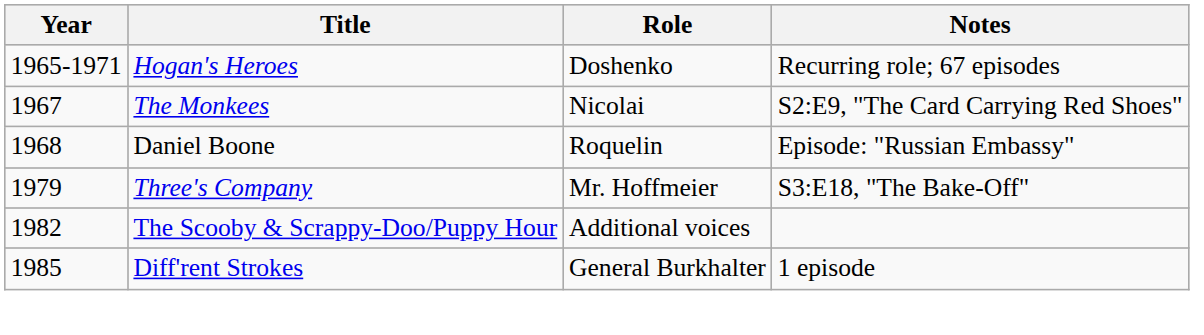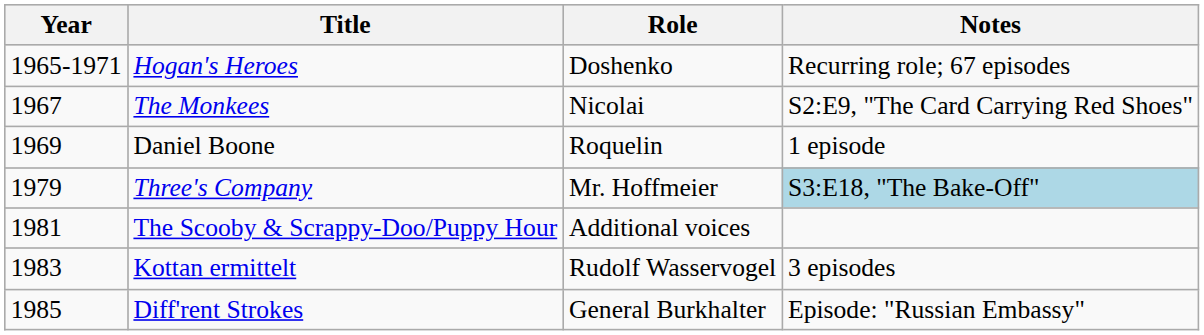(36, 146) 1968 -> (36, 146) 1969
(926, 146) Episode: "Russian Embassy" -> (837, 146) 1 episode
(903, 187) no background -> (914, 187) lightblue background
(36, 227) 1982 -> (36, 227) 1981
+ row: (215, 268)
(826, 268) 1 episode -> (936, 308) Episode: "Russian Embassy"
